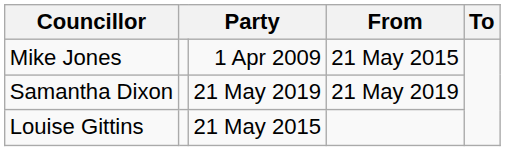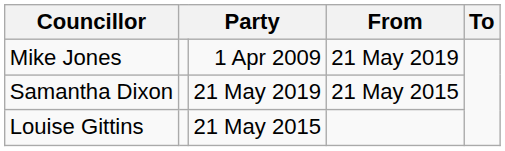(395, 57) 21 May 2015 -> (395, 57) 21 May 2019
(395, 92) 21 May 2019 -> (395, 92) 21 May 2015
